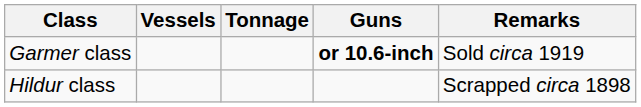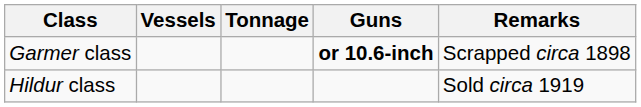(513, 53) Sold circa 1919 -> (537, 53) Scrapped circa 1898
(537, 85) Scrapped circa 1898 -> (513, 85) Sold circa 1919
